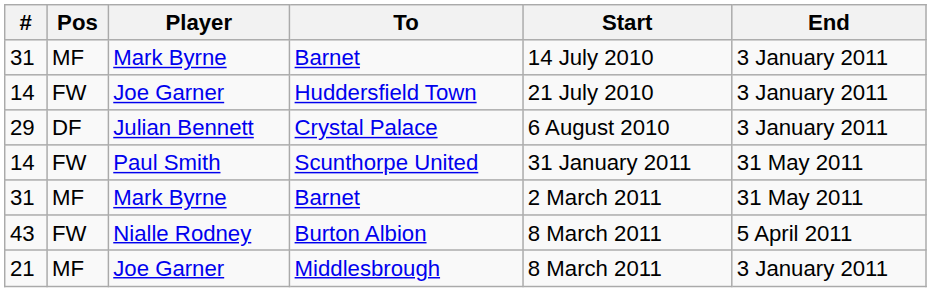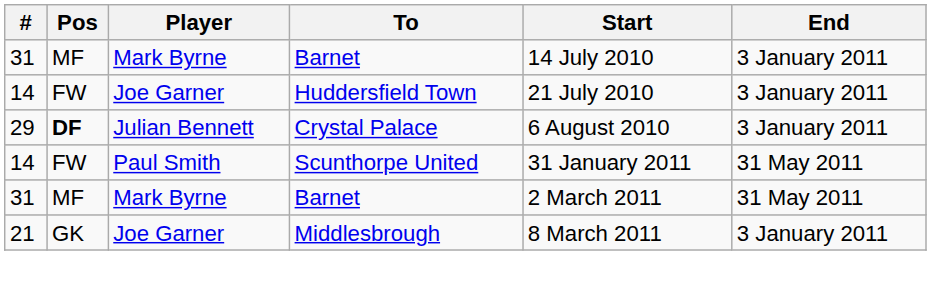(67, 128) normal -> (67, 128) bold
- row: (22, 233)
(68, 268) MF -> (68, 233) GK
